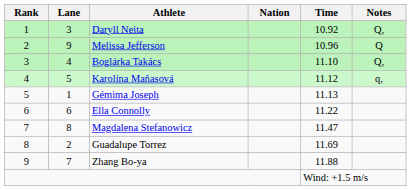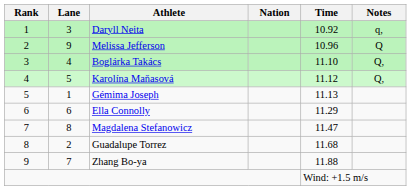(379, 29) Q, -> (379, 29) q,
(379, 78) q, -> (379, 78) Q,
(326, 111) 11.22 -> (326, 111) 11.29
(326, 144) 11.69 -> (326, 144) 11.68
